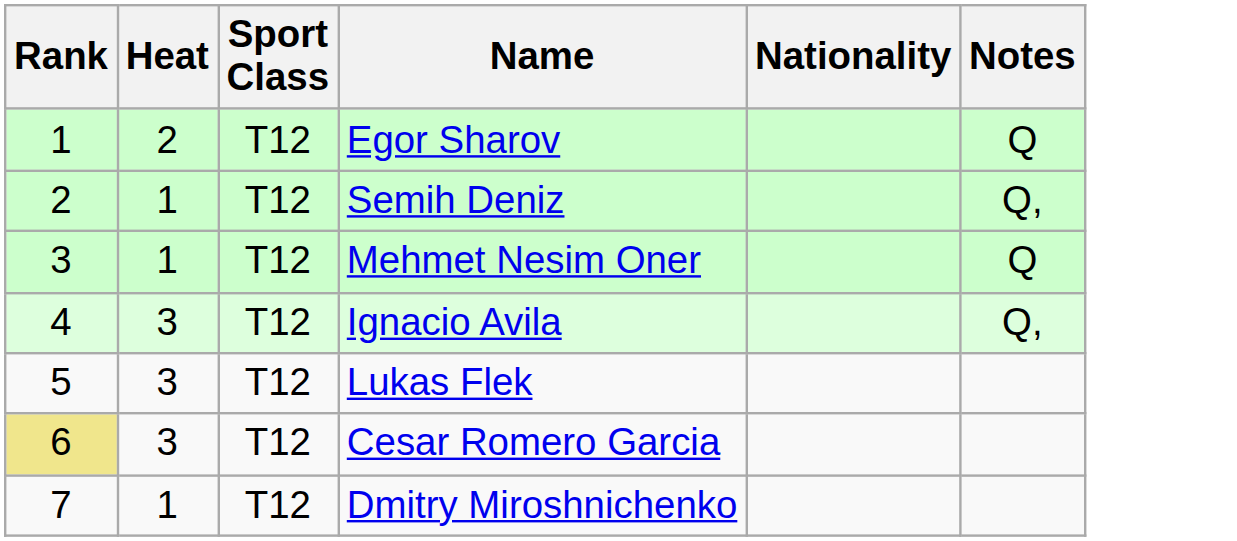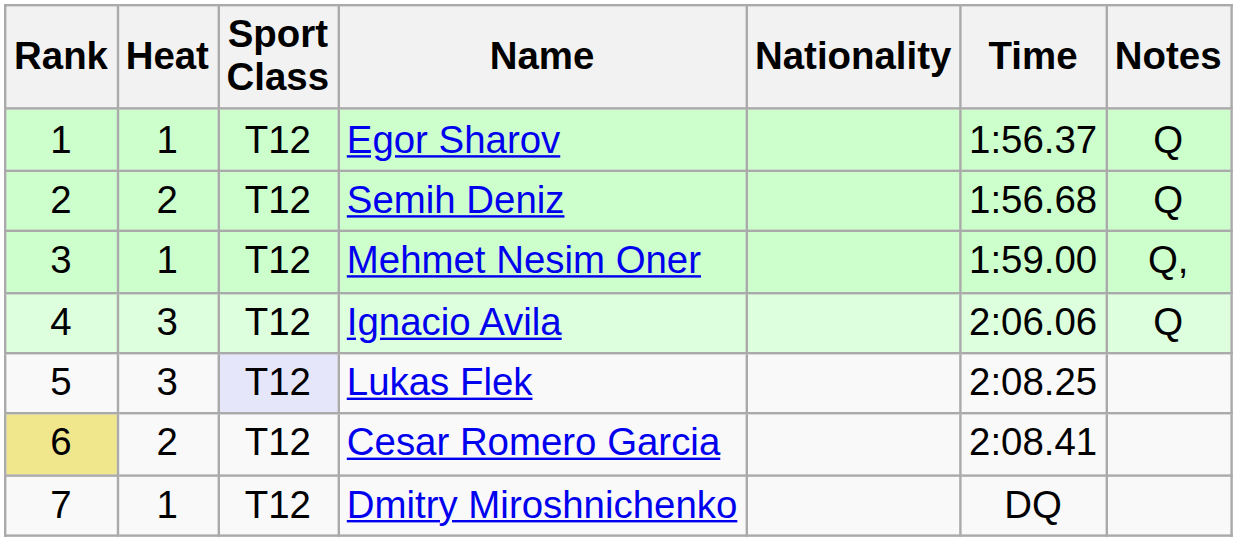+ column: (1033, 56)
(167, 139) 2 -> (167, 139) 1
(167, 199) 1 -> (167, 199) 2
(1022, 199) Q, -> (1168, 199) Q
(1022, 260) Q -> (1168, 260) Q,
(1022, 321) Q, -> (1168, 321) Q
(278, 382) no background -> (278, 382) lavender background
(167, 443) 3 -> (167, 443) 2
